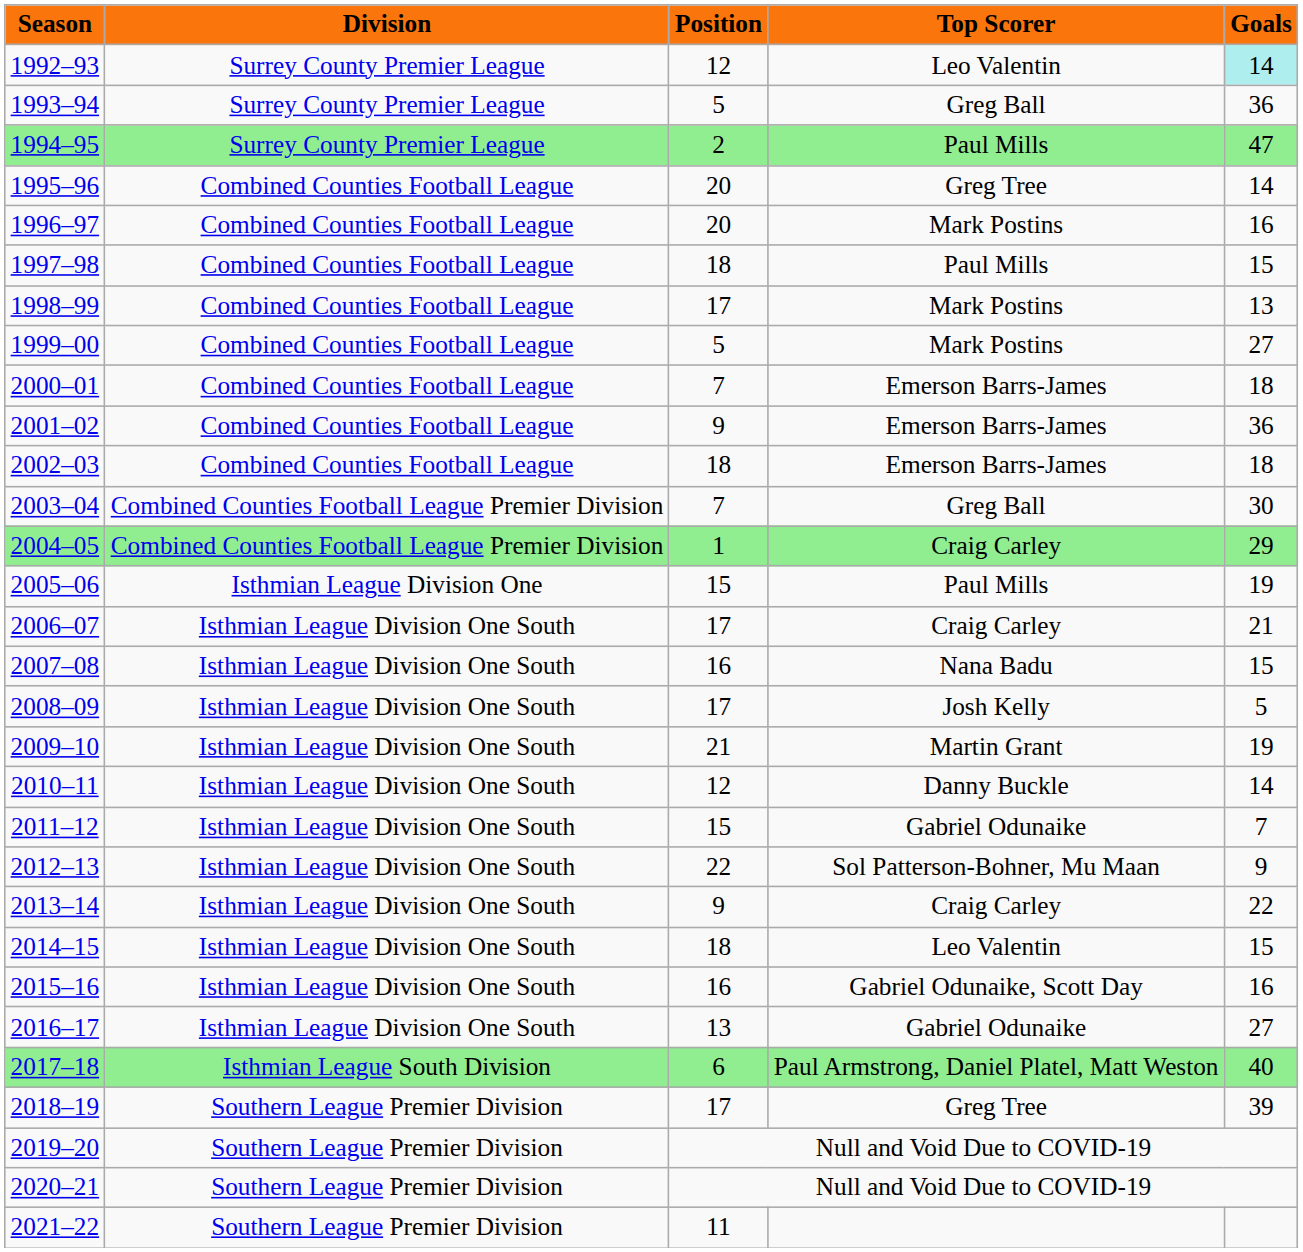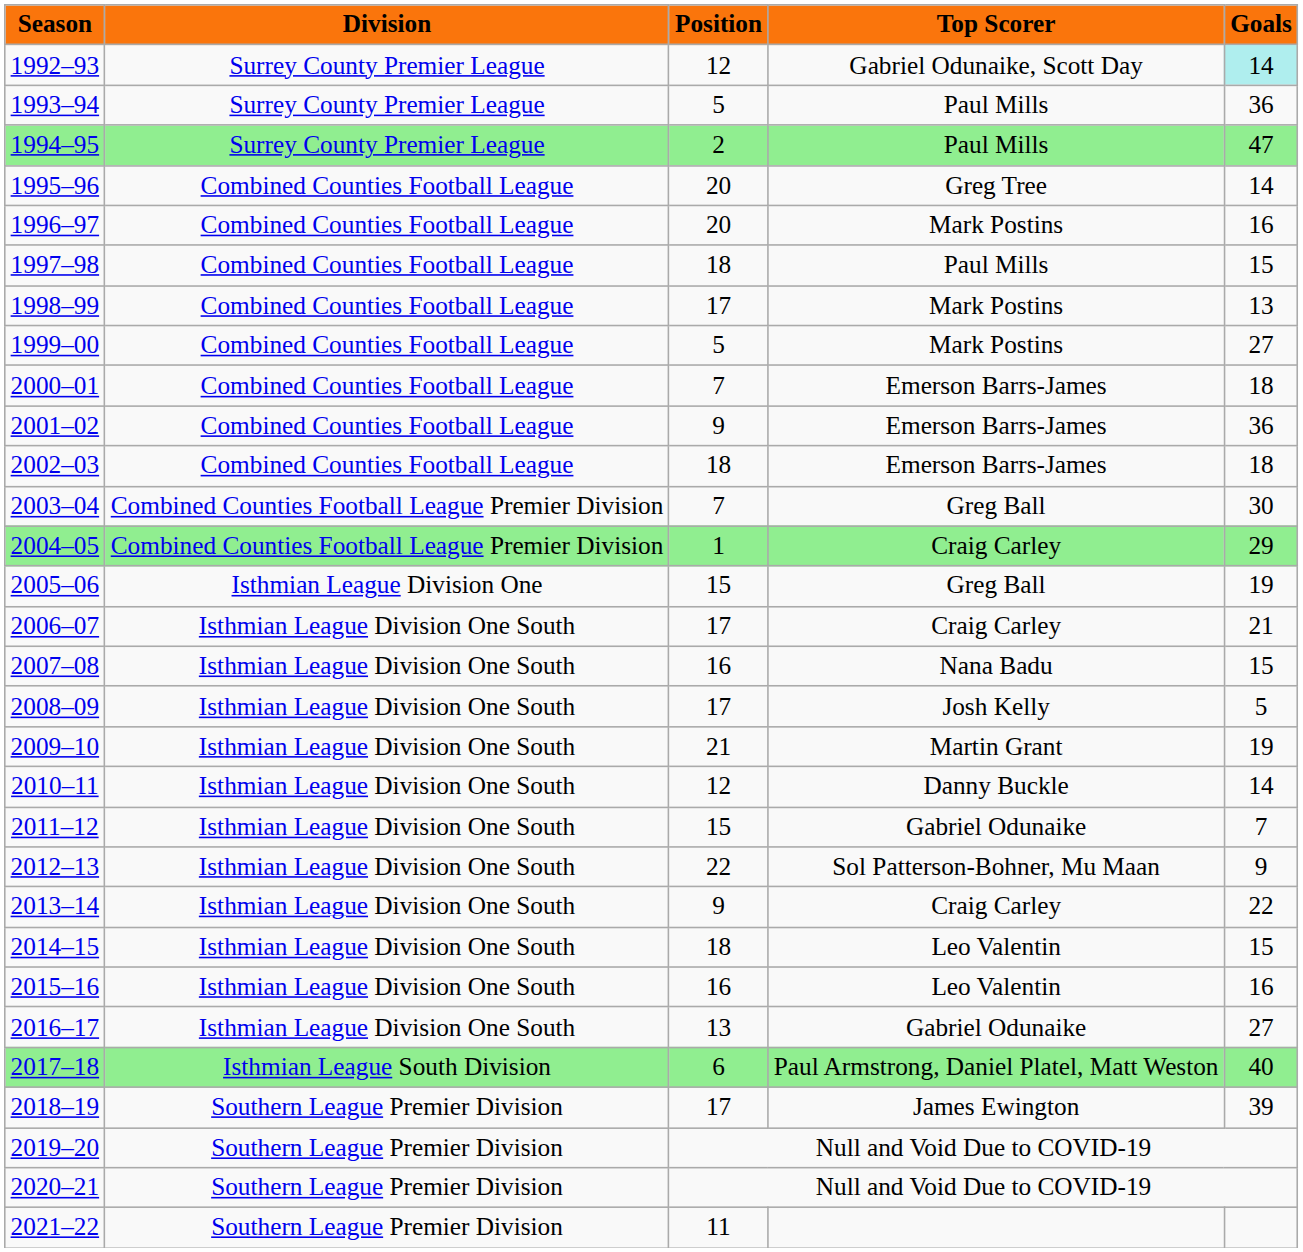(996, 64) Leo Valentin -> (996, 64) Gabriel Odunaike, Scott Day
(996, 104) Greg Ball -> (996, 104) Paul Mills
(996, 585) Paul Mills -> (996, 585) Greg Ball
(996, 986) Gabriel Odunaike, Scott Day -> (996, 986) Leo Valentin
(996, 1107) Greg Tree -> (996, 1107) James Ewington
